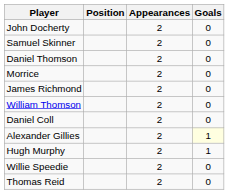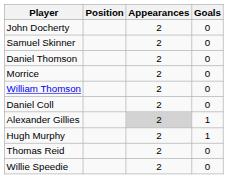- row: (44, 89)
(160, 135) no background -> (159, 120) lightgrey background
(208, 135) lightyellow background -> (207, 120) no background
rows swapped: (35, 182) <-> (37, 166)
